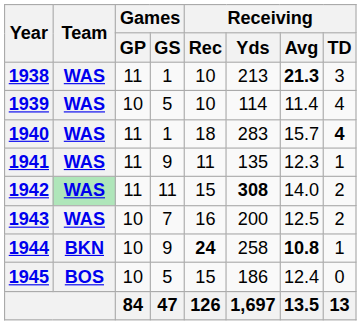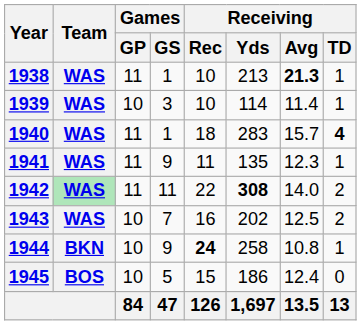(339, 76) 3 -> (339, 76) 1
(167, 104) 5 -> (167, 104) 3
(339, 104) 4 -> (339, 104) 1
(205, 190) 15 -> (205, 190) 22
(253, 219) 200 -> (253, 219) 202
(301, 248) bold -> (301, 248) normal
